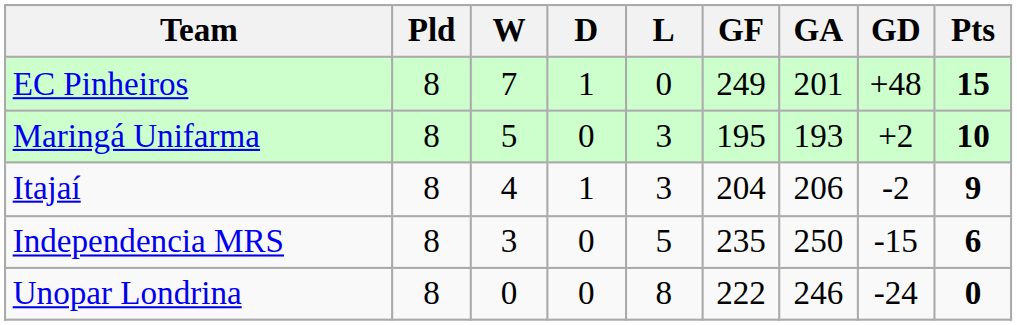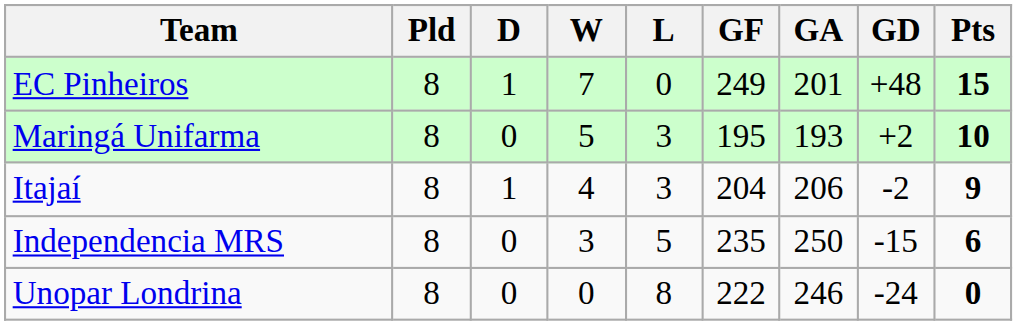columns swapped: (509, 30) <-> (586, 30)
